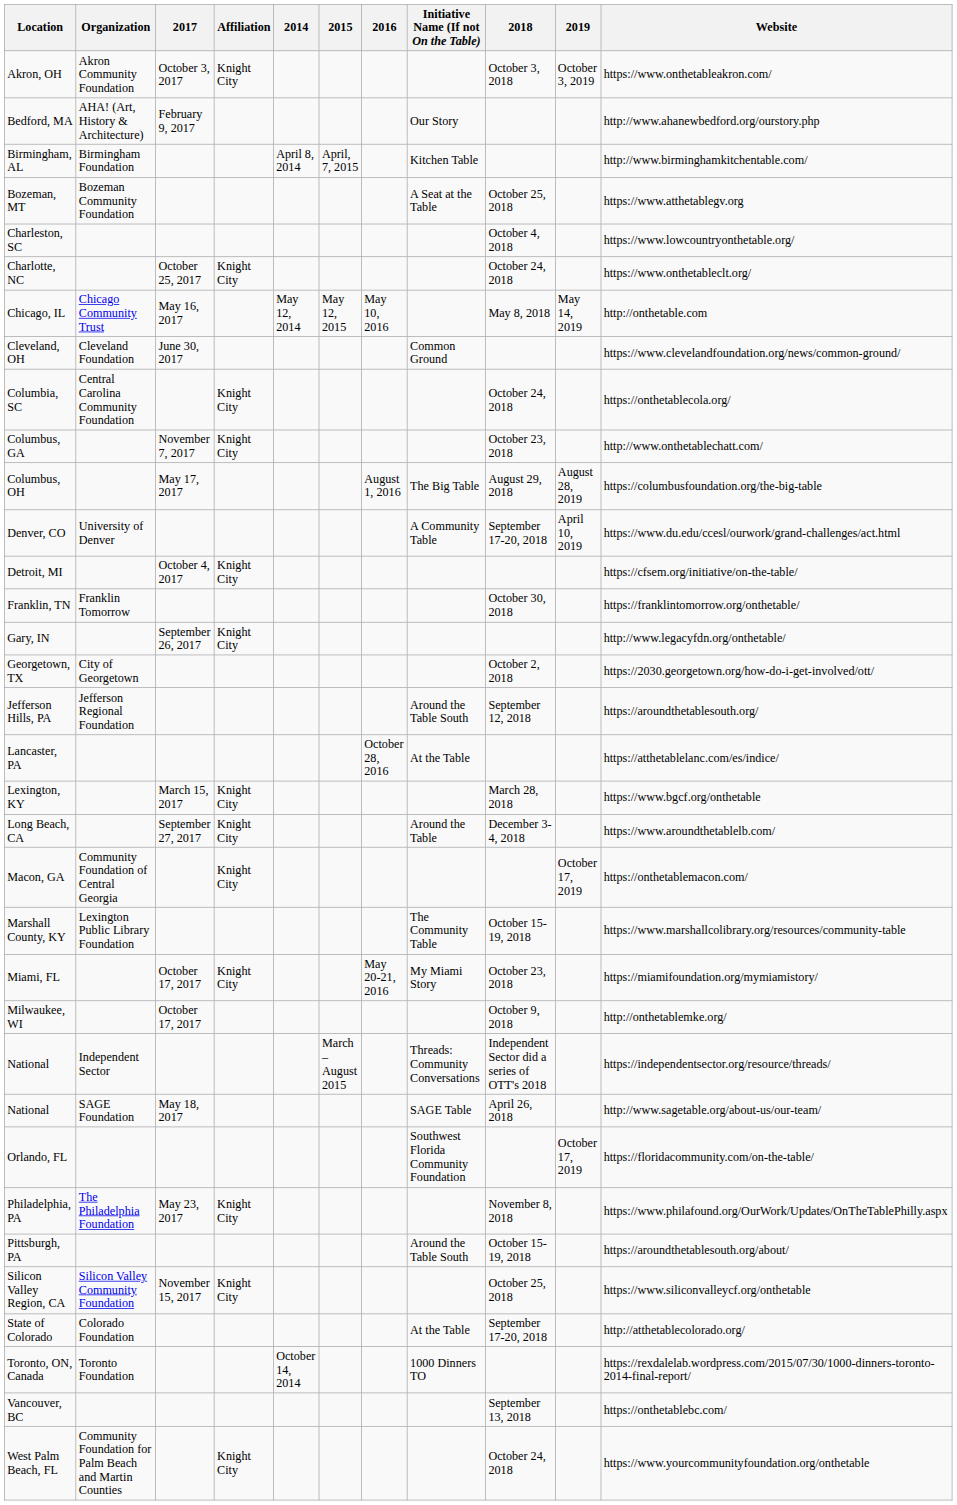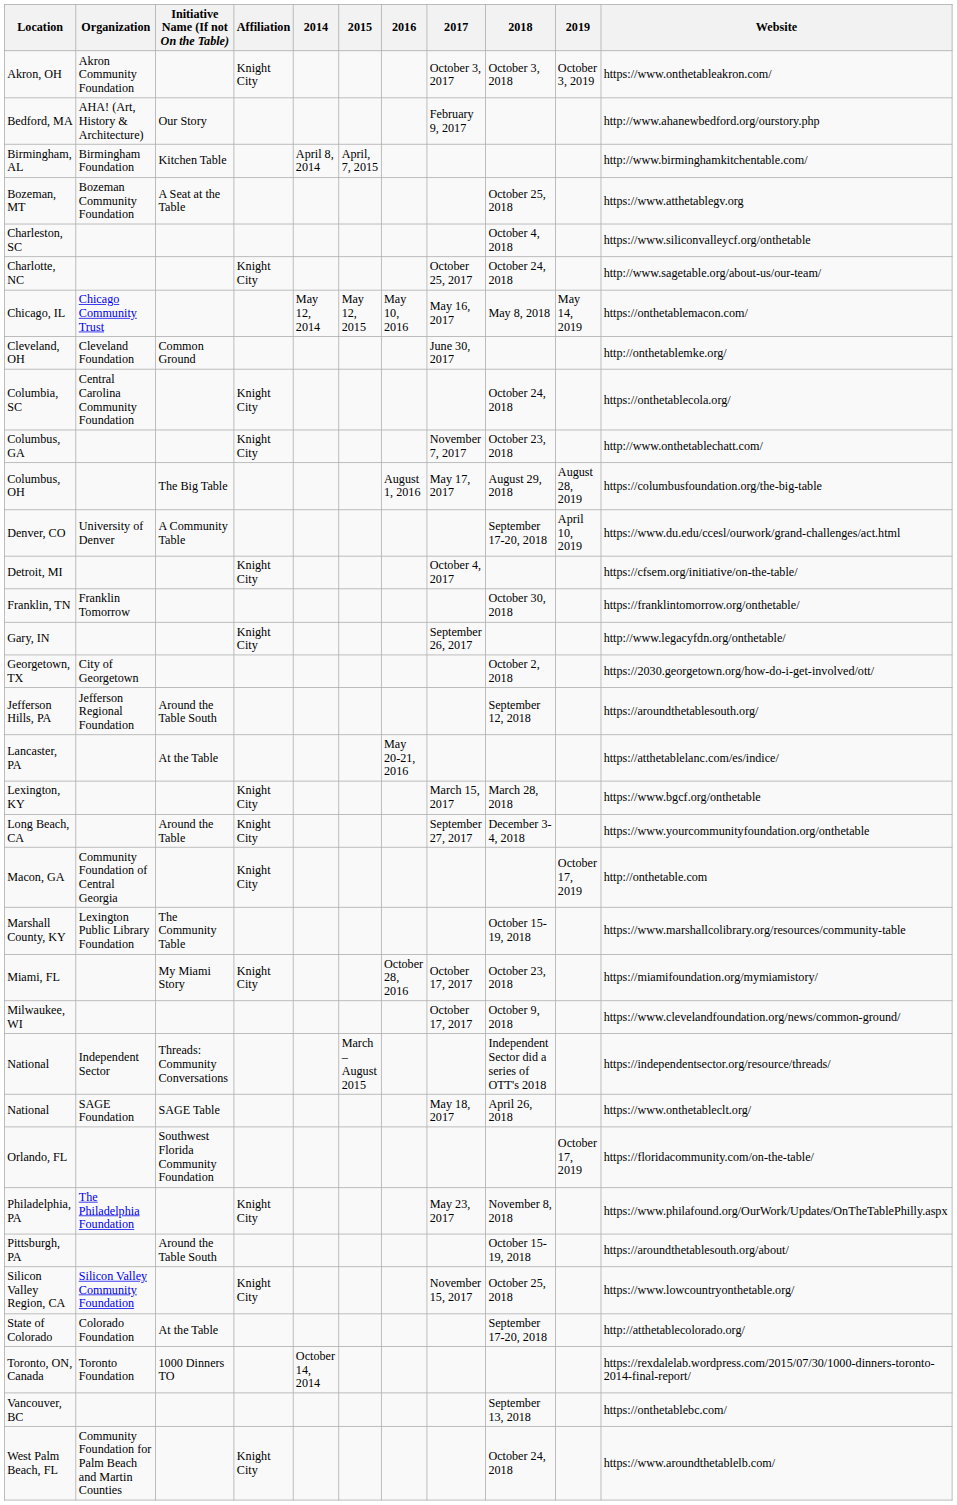columns swapped: (446, 27) <-> (185, 27)
(699, 240) https://www.lowcountryonthetable.org/ -> (707, 240) https://www.siliconvalleycf.org/onthetable
(677, 273) https://www.onthetableclt.org/ -> (712, 273) http://www.sagetable.org/about-us/our-team/
(655, 313) http://onthetable.com -> (676, 313) https://onthetablemacon.com/
(752, 353) https://www.clevelandfoundation.org/news/common-ground/ -> (665, 353) http://onthetablemke.org/
(384, 757) October 28, 2016 -> (400, 757) May 20-21, 2016
(689, 830) https://www.aroundthetablelb.com/ -> (737, 830) https://www.yourcommunityfoundation.org/onthetable
(676, 877) https://onthetablemacon.com/ -> (655, 877) http://onthetable.com
(380, 977) May 20-21, 2016 -> (404, 977) October 28, 2016
(665, 1017) http://onthetablemke.org/ -> (752, 1017) https://www.clevelandfoundation.org/news/common-ground/
(712, 1110) http://www.sagetable.org/about-us/our-team/ -> (677, 1110) https://www.onthetableclt.org/
(707, 1290) https://www.siliconvalleycf.org/onthetable -> (699, 1290) https://www.lowcountryonthetable.org/
(737, 1463) https://www.yourcommunityfoundation.org/onthetable -> (689, 1463) https://www.aroundthetablelb.com/
